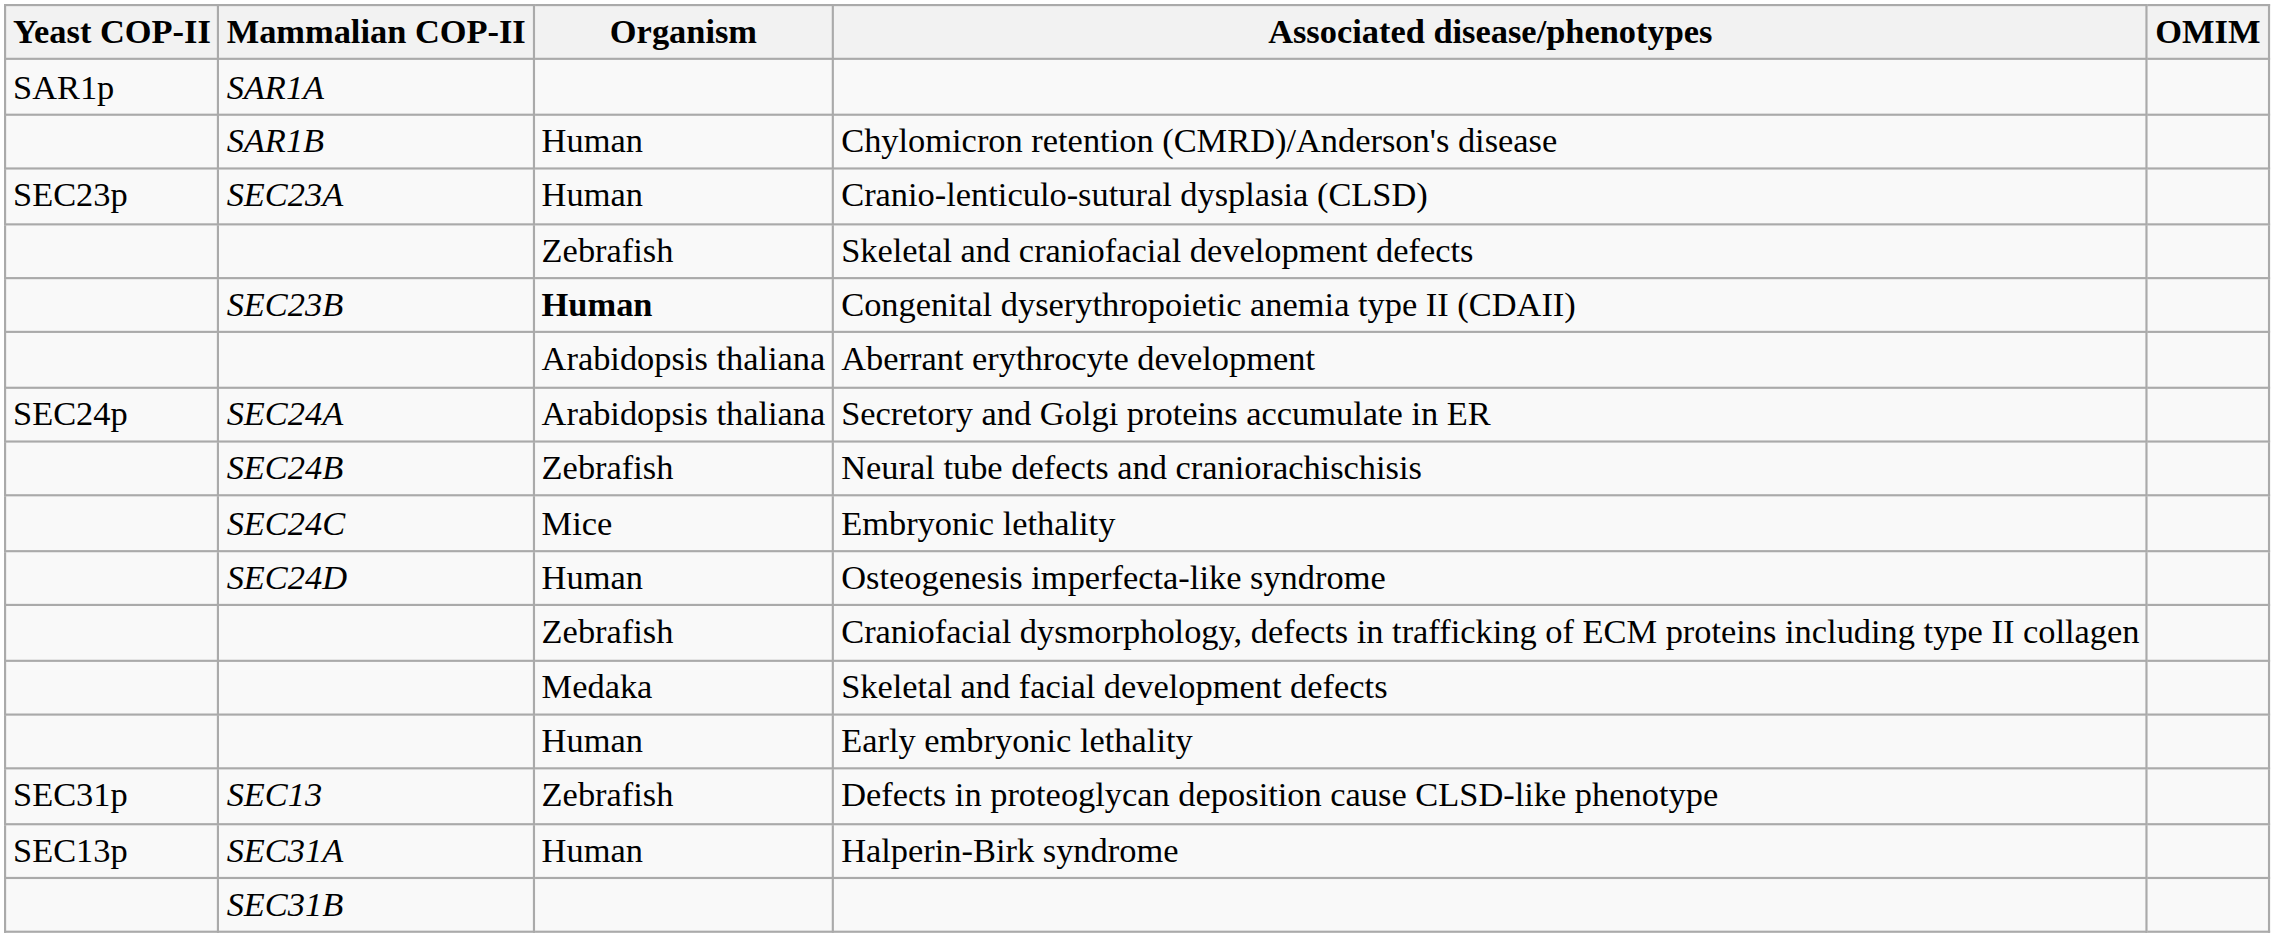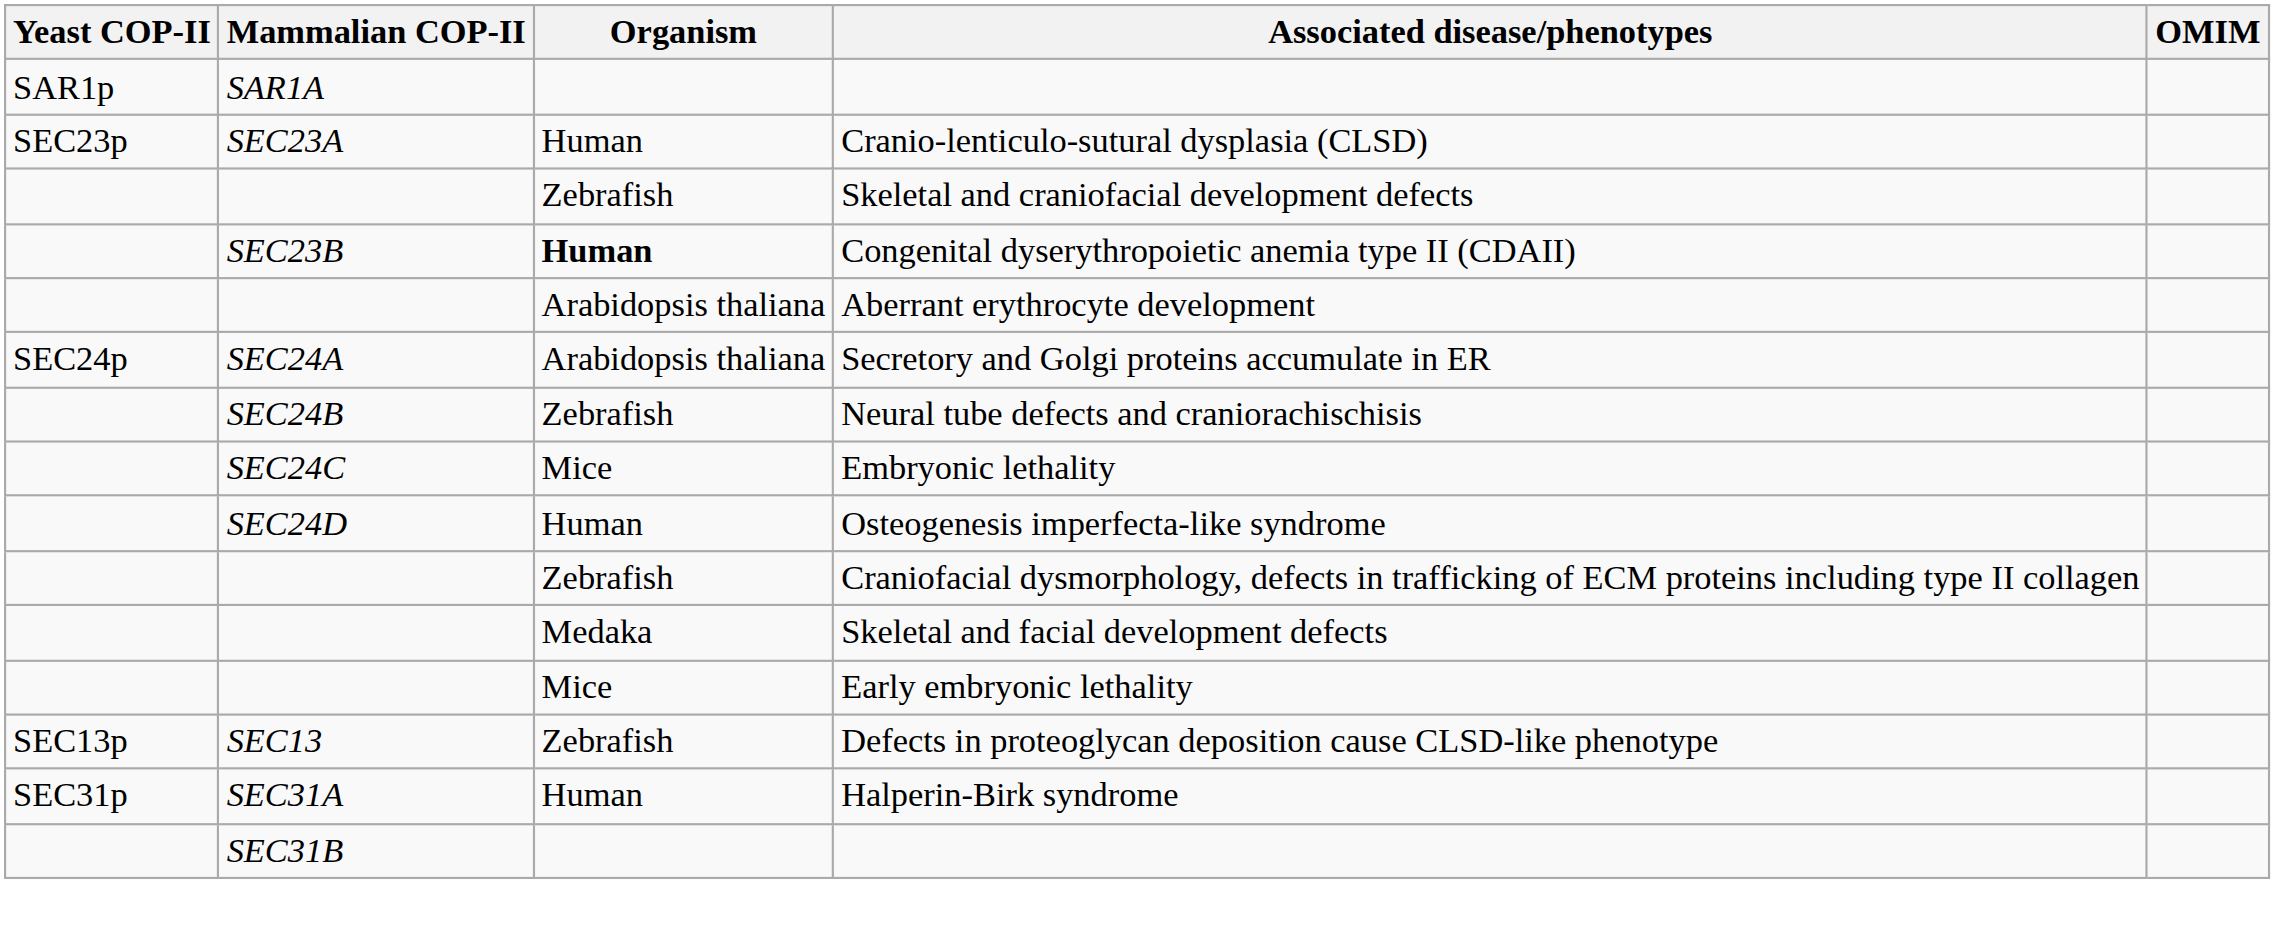- row: (275, 140)
(592, 741) Human -> (577, 686) Mice
(70, 795) SEC31p -> (70, 741) SEC13p
(70, 850) SEC13p -> (70, 795) SEC31p
